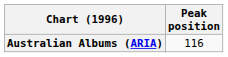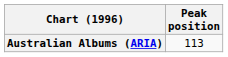(194, 43) 116 -> (194, 43) 113
